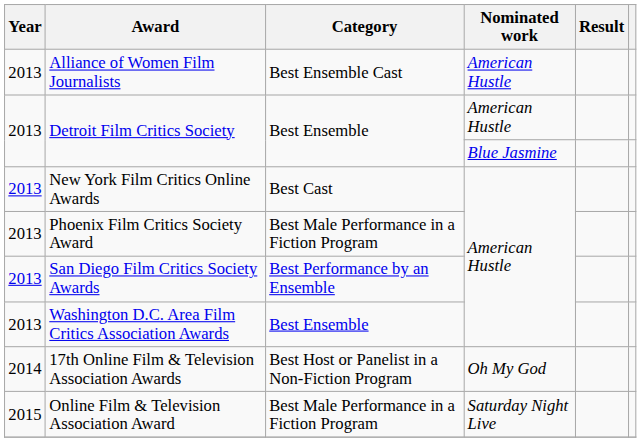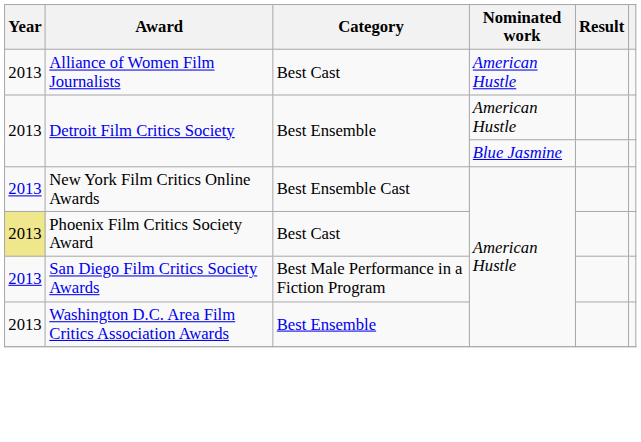(336, 72) Best Ensemble Cast -> (308, 72) Best Cast
(301, 188) Best Cast -> (343, 188) Best Ensemble Cast
(25, 233) no background -> (25, 233) khaki background
(362, 233) Best Male Performance in a Fiction Program -> (308, 233) Best Cast
(349, 278) Best Performance by an Ensemble -> (370, 278) Best Male Performance in a Fiction Program
- row: (152, 369)
- row: (135, 414)
